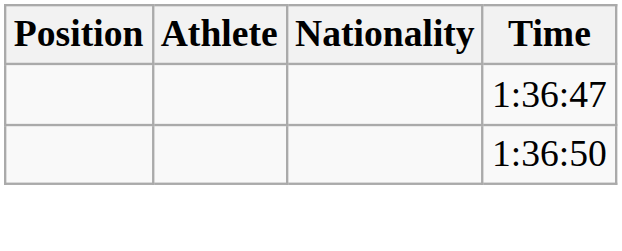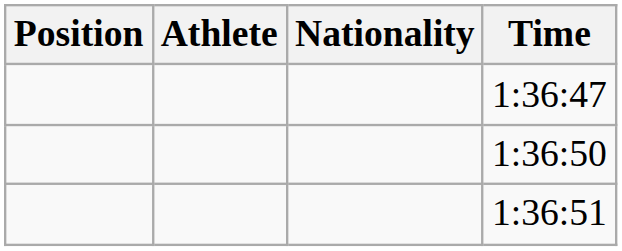+ row: (549, 213)
